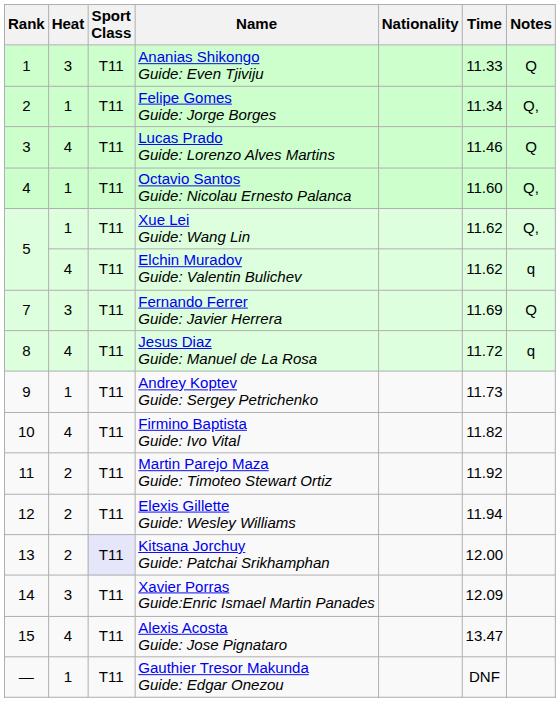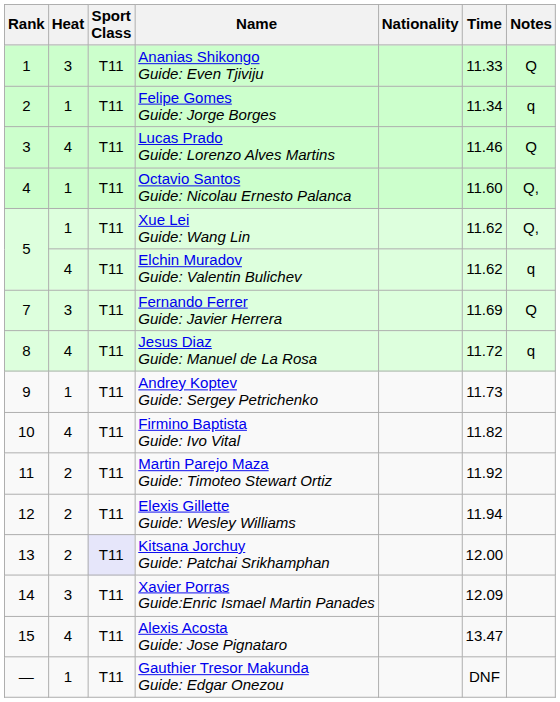(531, 106) Q, -> (531, 106) q
